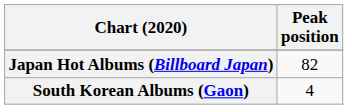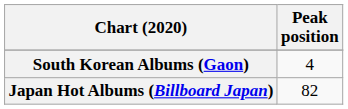rows swapped: (141, 63) <-> (141, 90)
